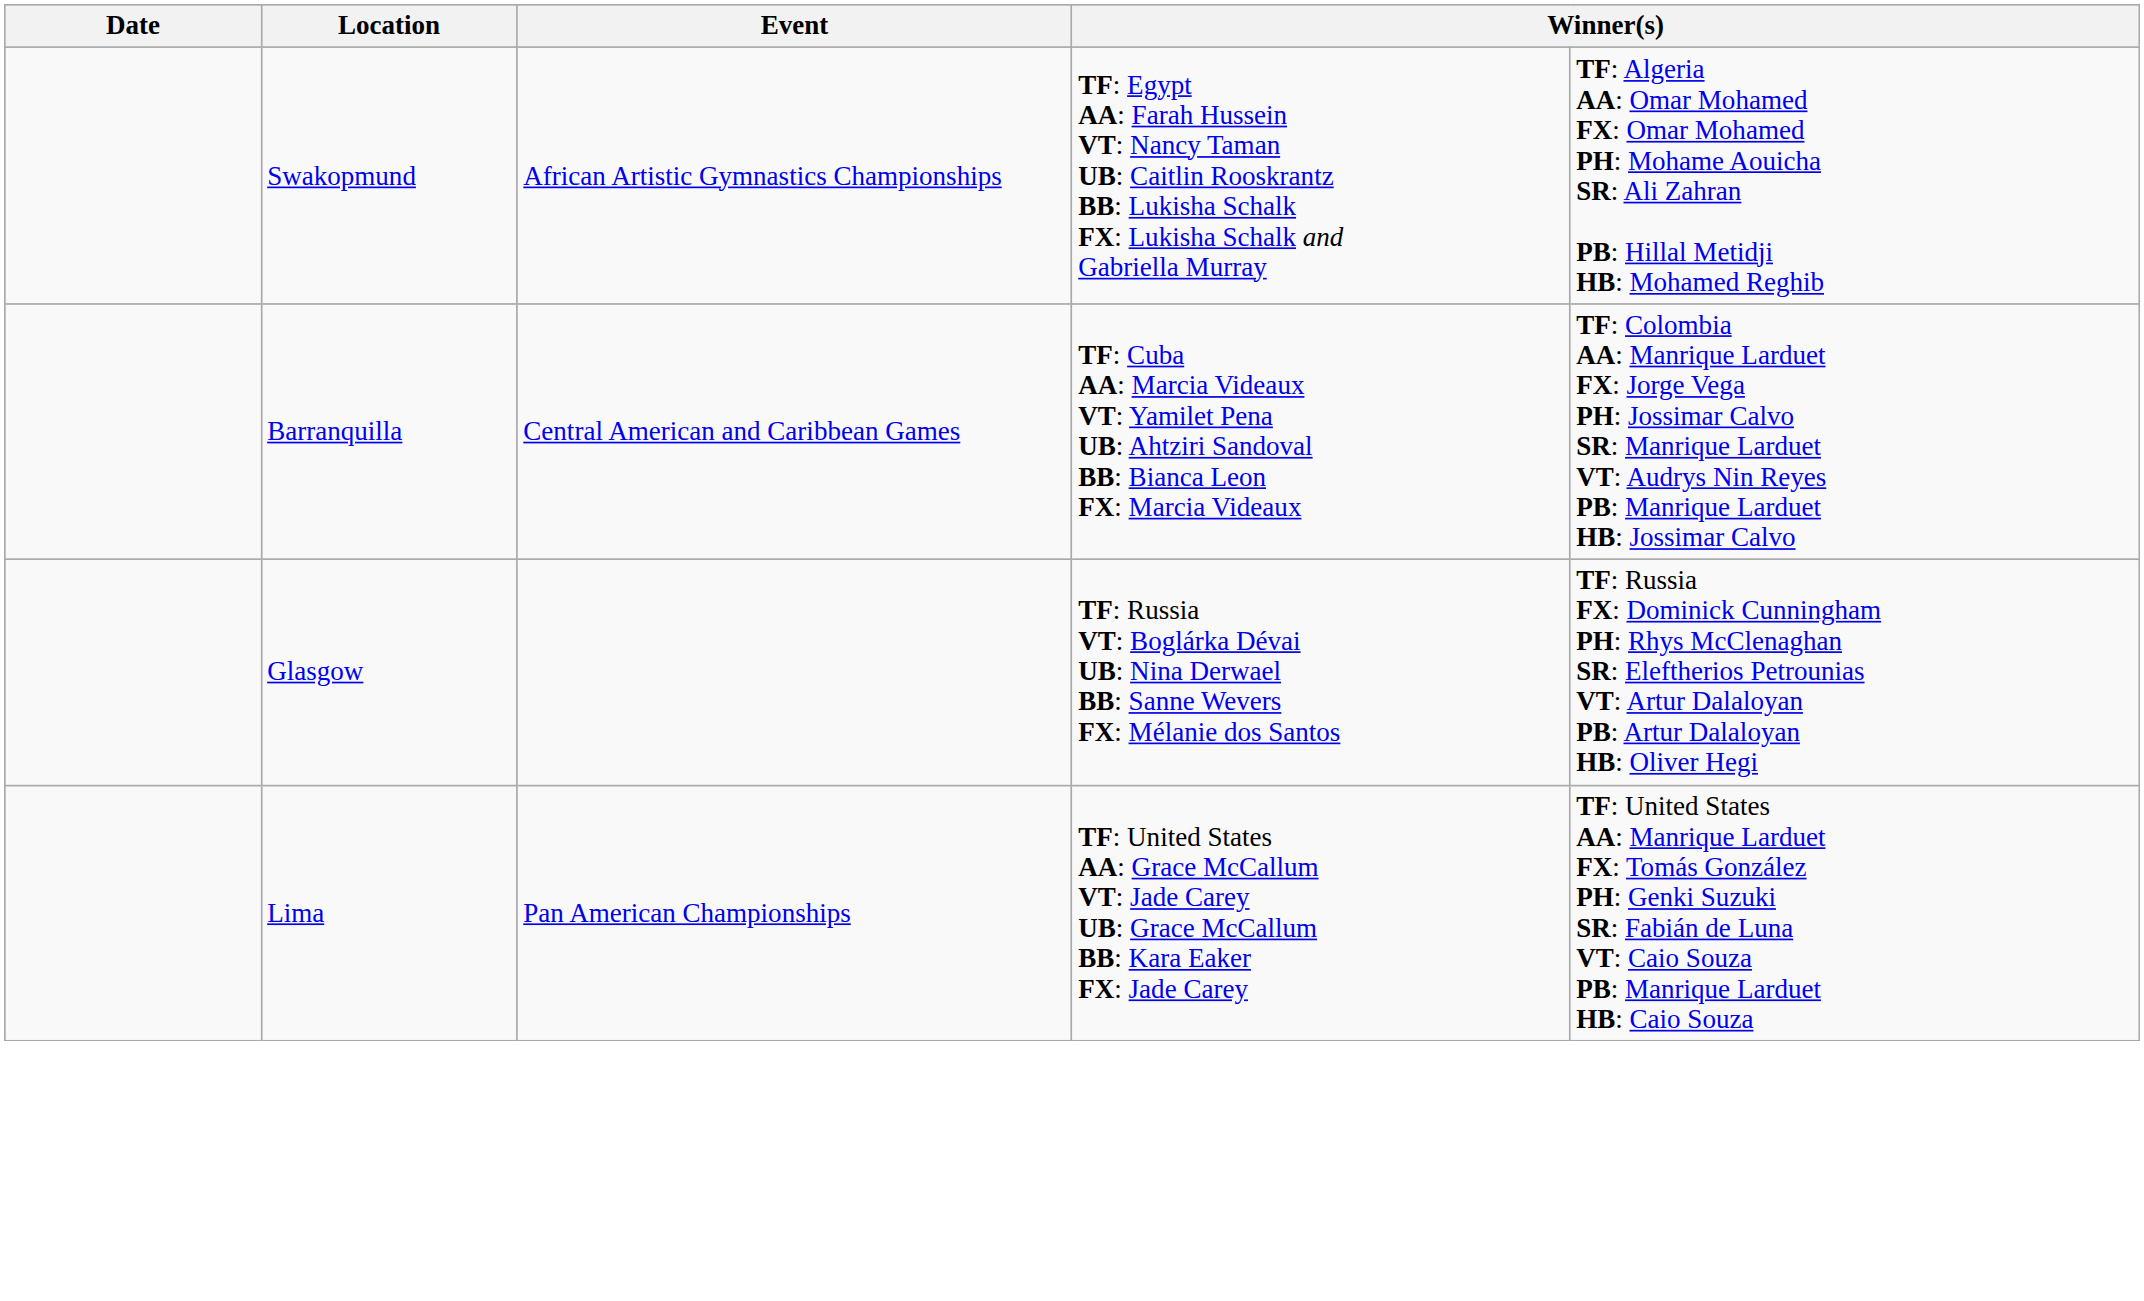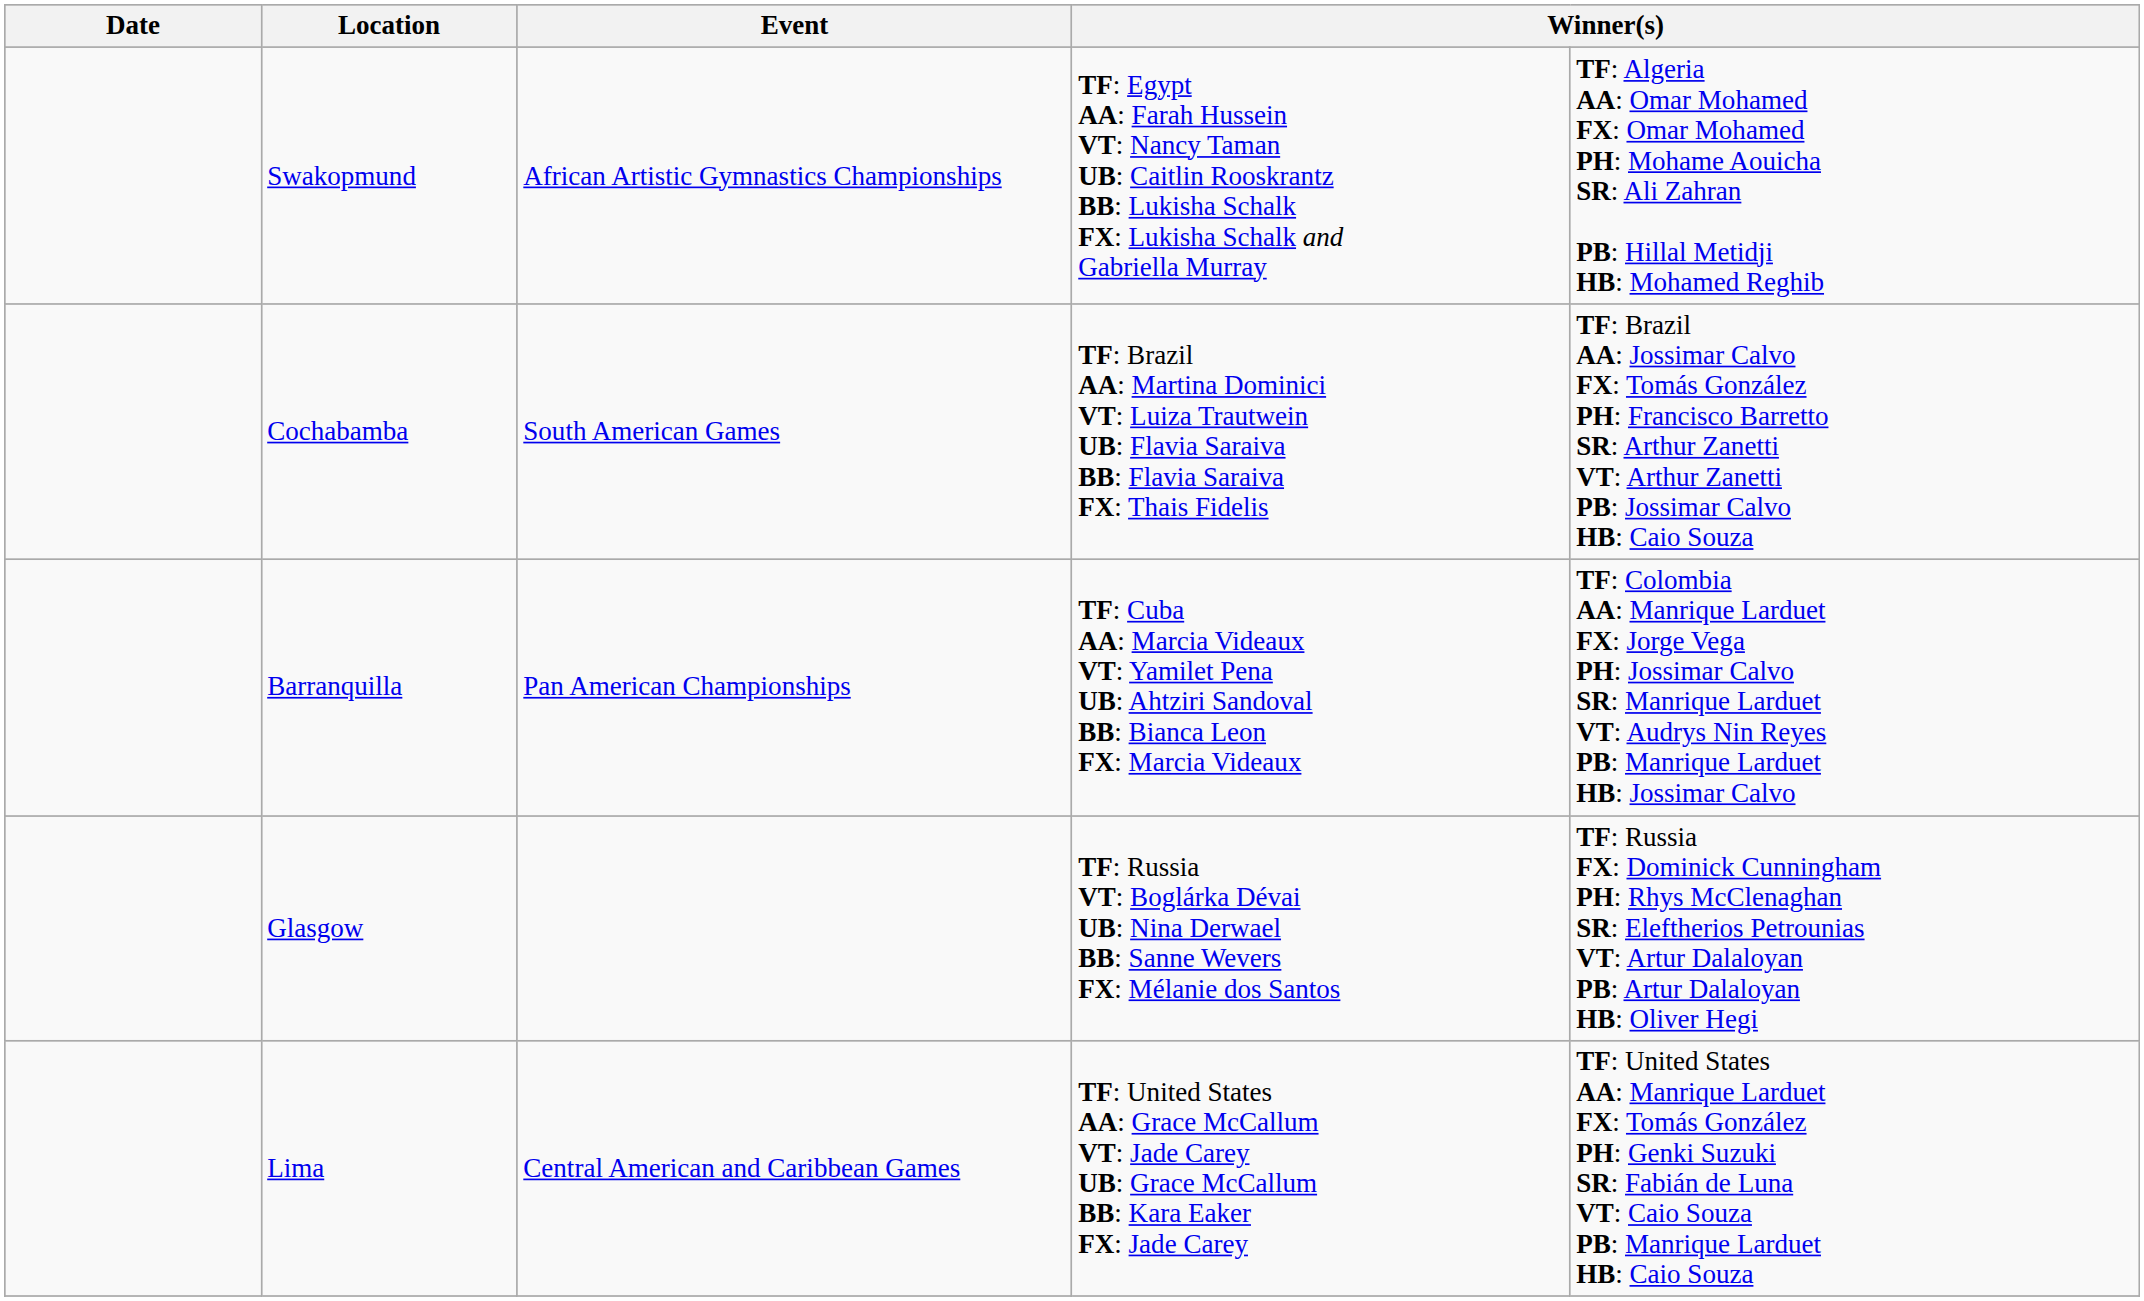+ row: (338, 431)
(742, 431) Central American and Caribbean Games -> (687, 686) Pan American Championships
(687, 912) Pan American Championships -> (742, 1168) Central American and Caribbean Games
